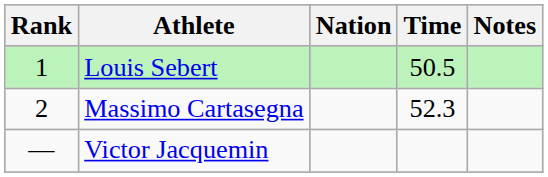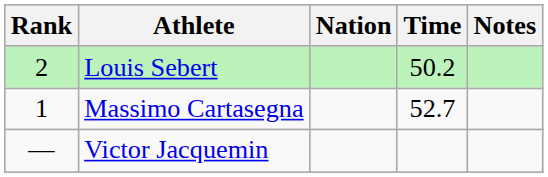(41, 66) 1 -> (41, 66) 2
(433, 66) 50.5 -> (433, 66) 50.2
(41, 108) 2 -> (41, 108) 1
(433, 108) 52.3 -> (433, 108) 52.7
